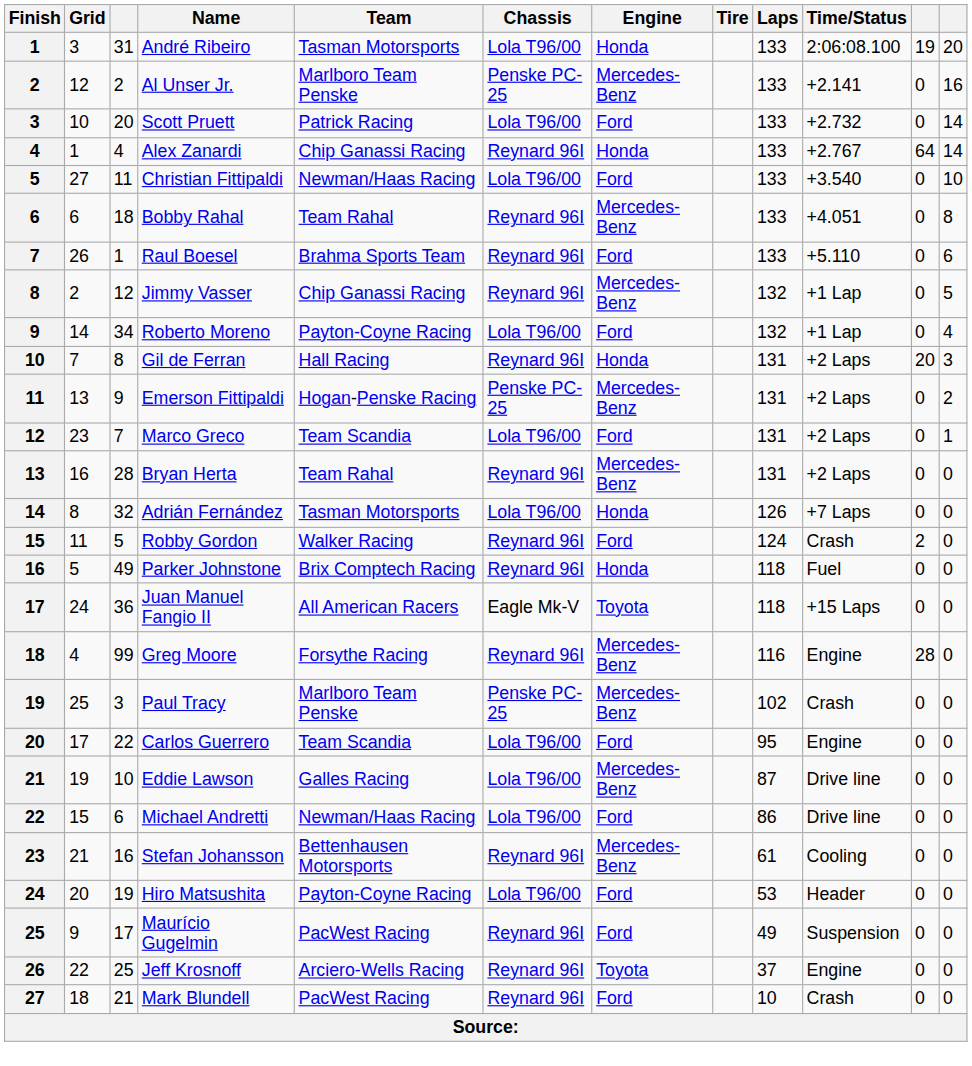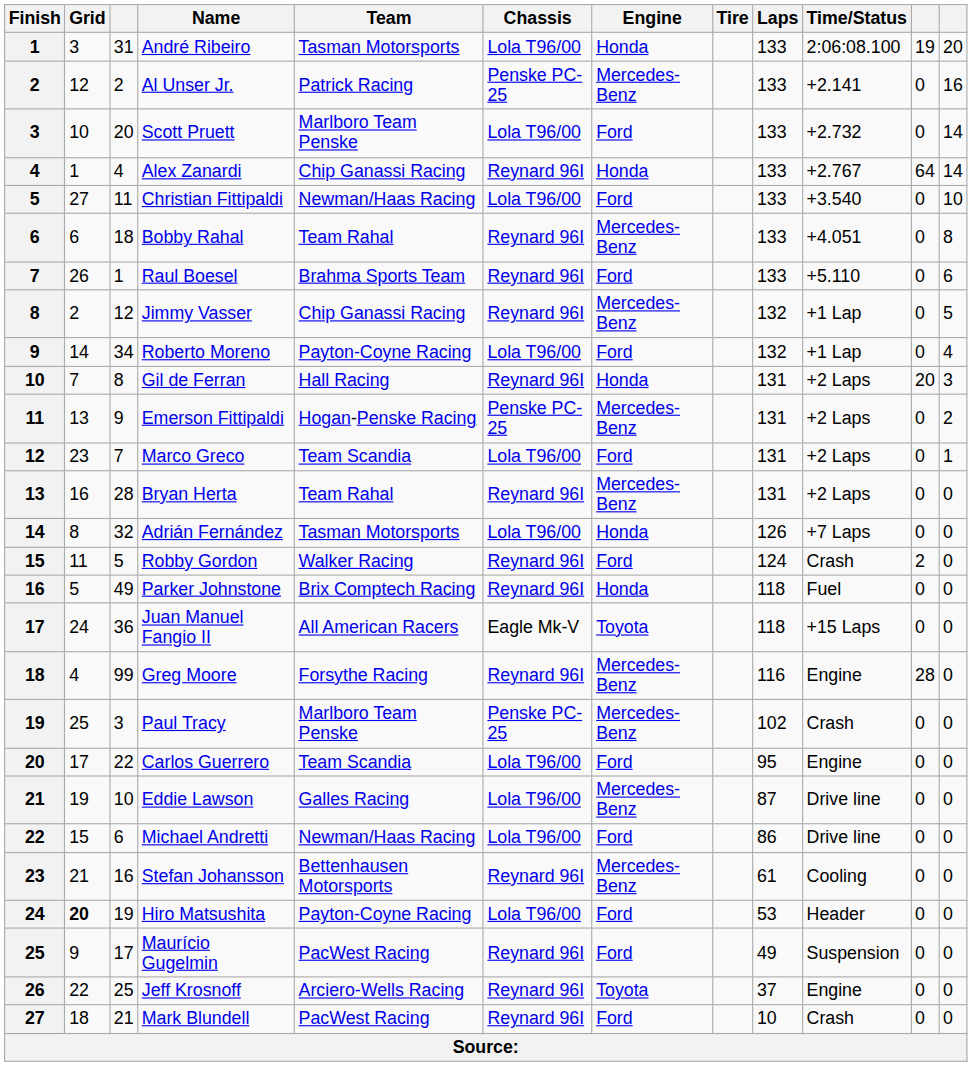(358, 84) Marlboro Team Penske -> (356, 84) Patrick Racing
(356, 123) Patrick Racing -> (358, 133) Marlboro Team Penske
(79, 894) normal -> (79, 914) bold
